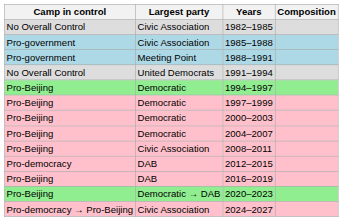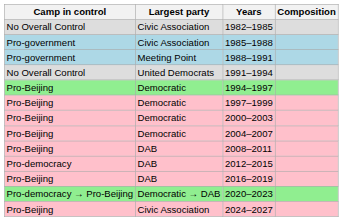(173, 149) Civic Association -> (147, 149) DAB
(30, 194) Pro-Beijing -> (70, 194) Pro-democracy → Pro-Beijing
(70, 209) Pro-democracy → Pro-Beijing -> (30, 209) Pro-Beijing
